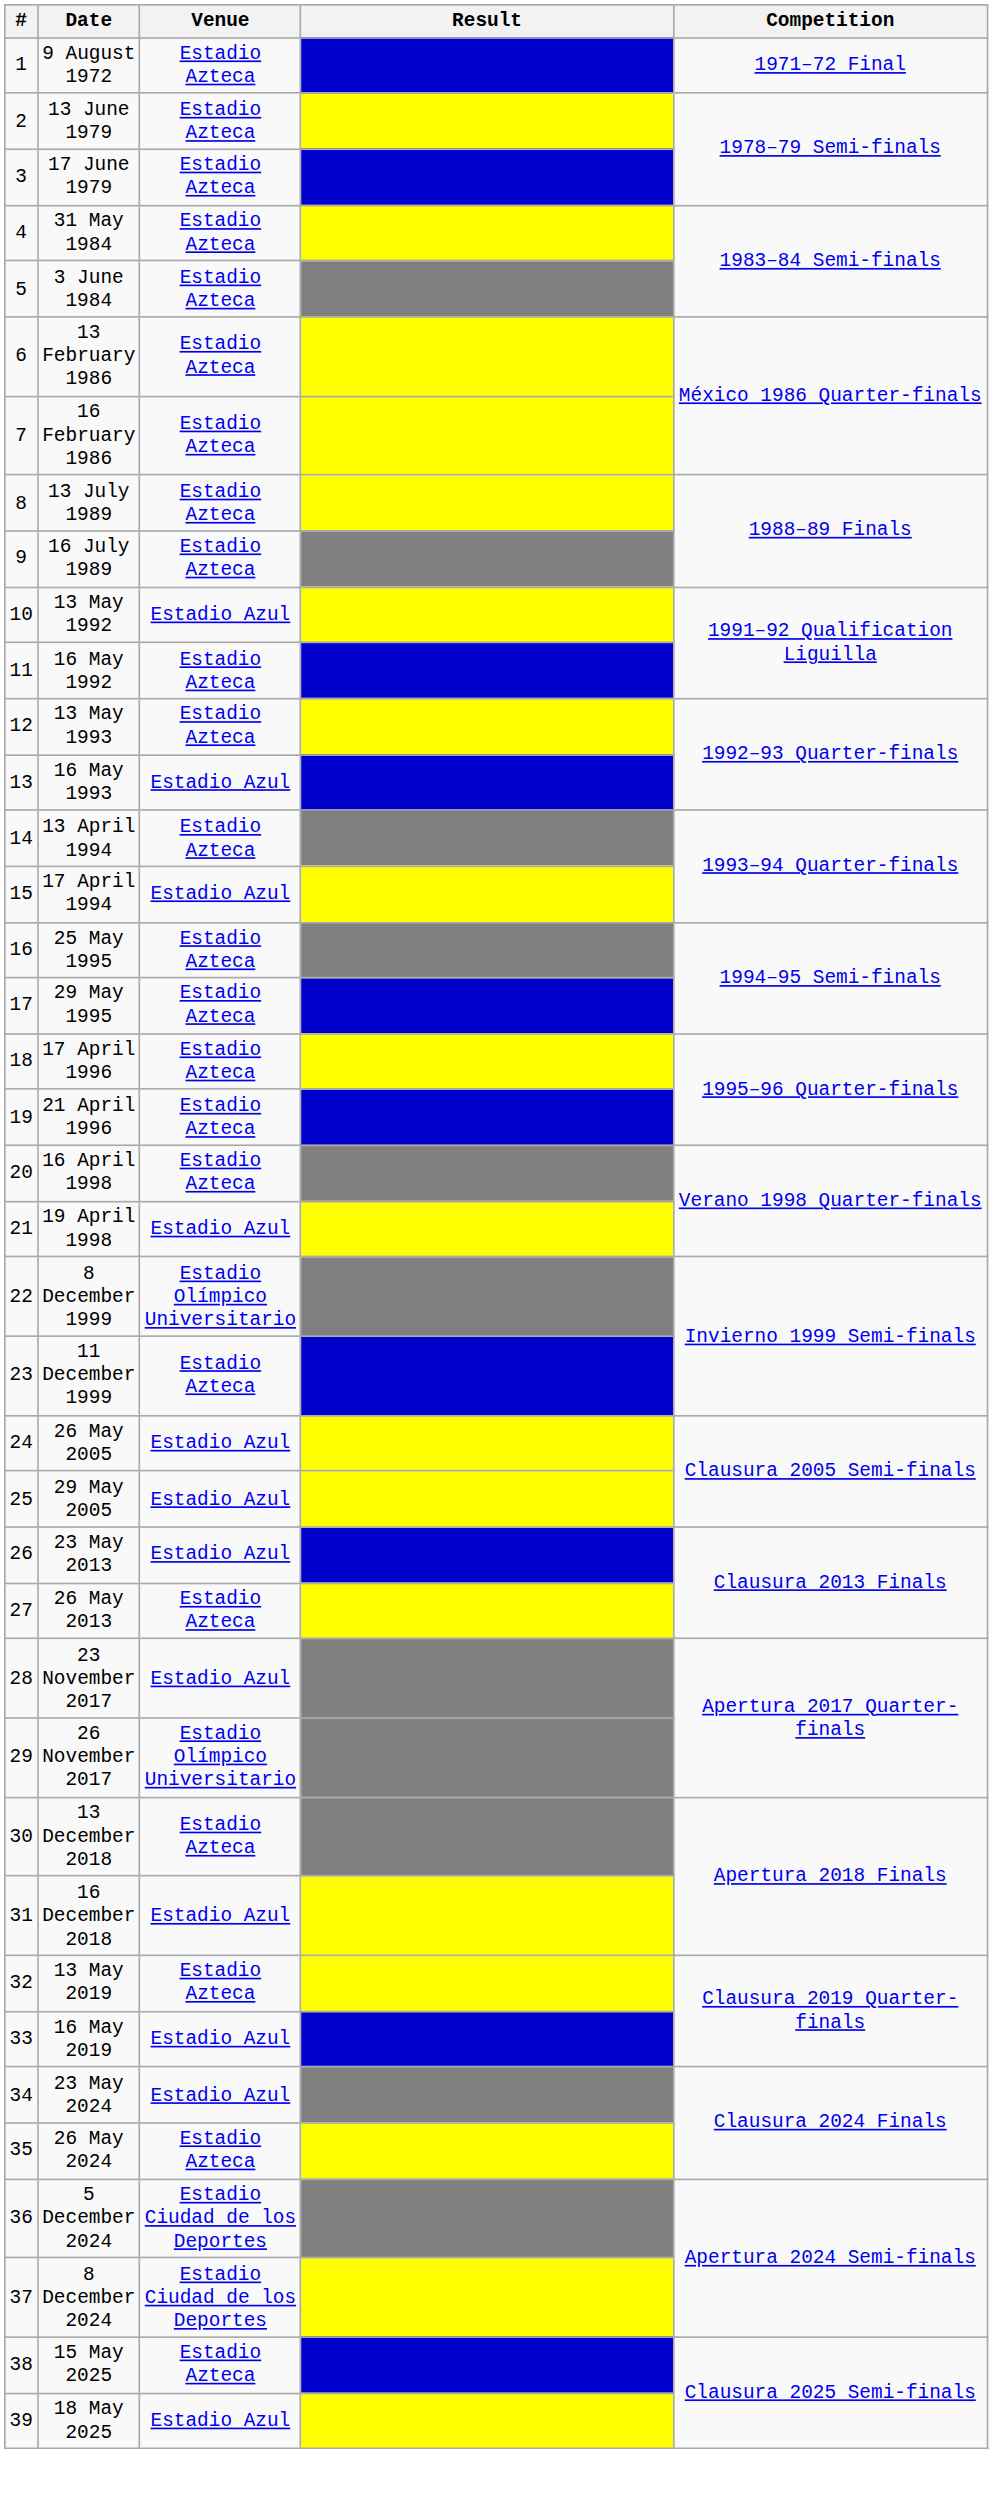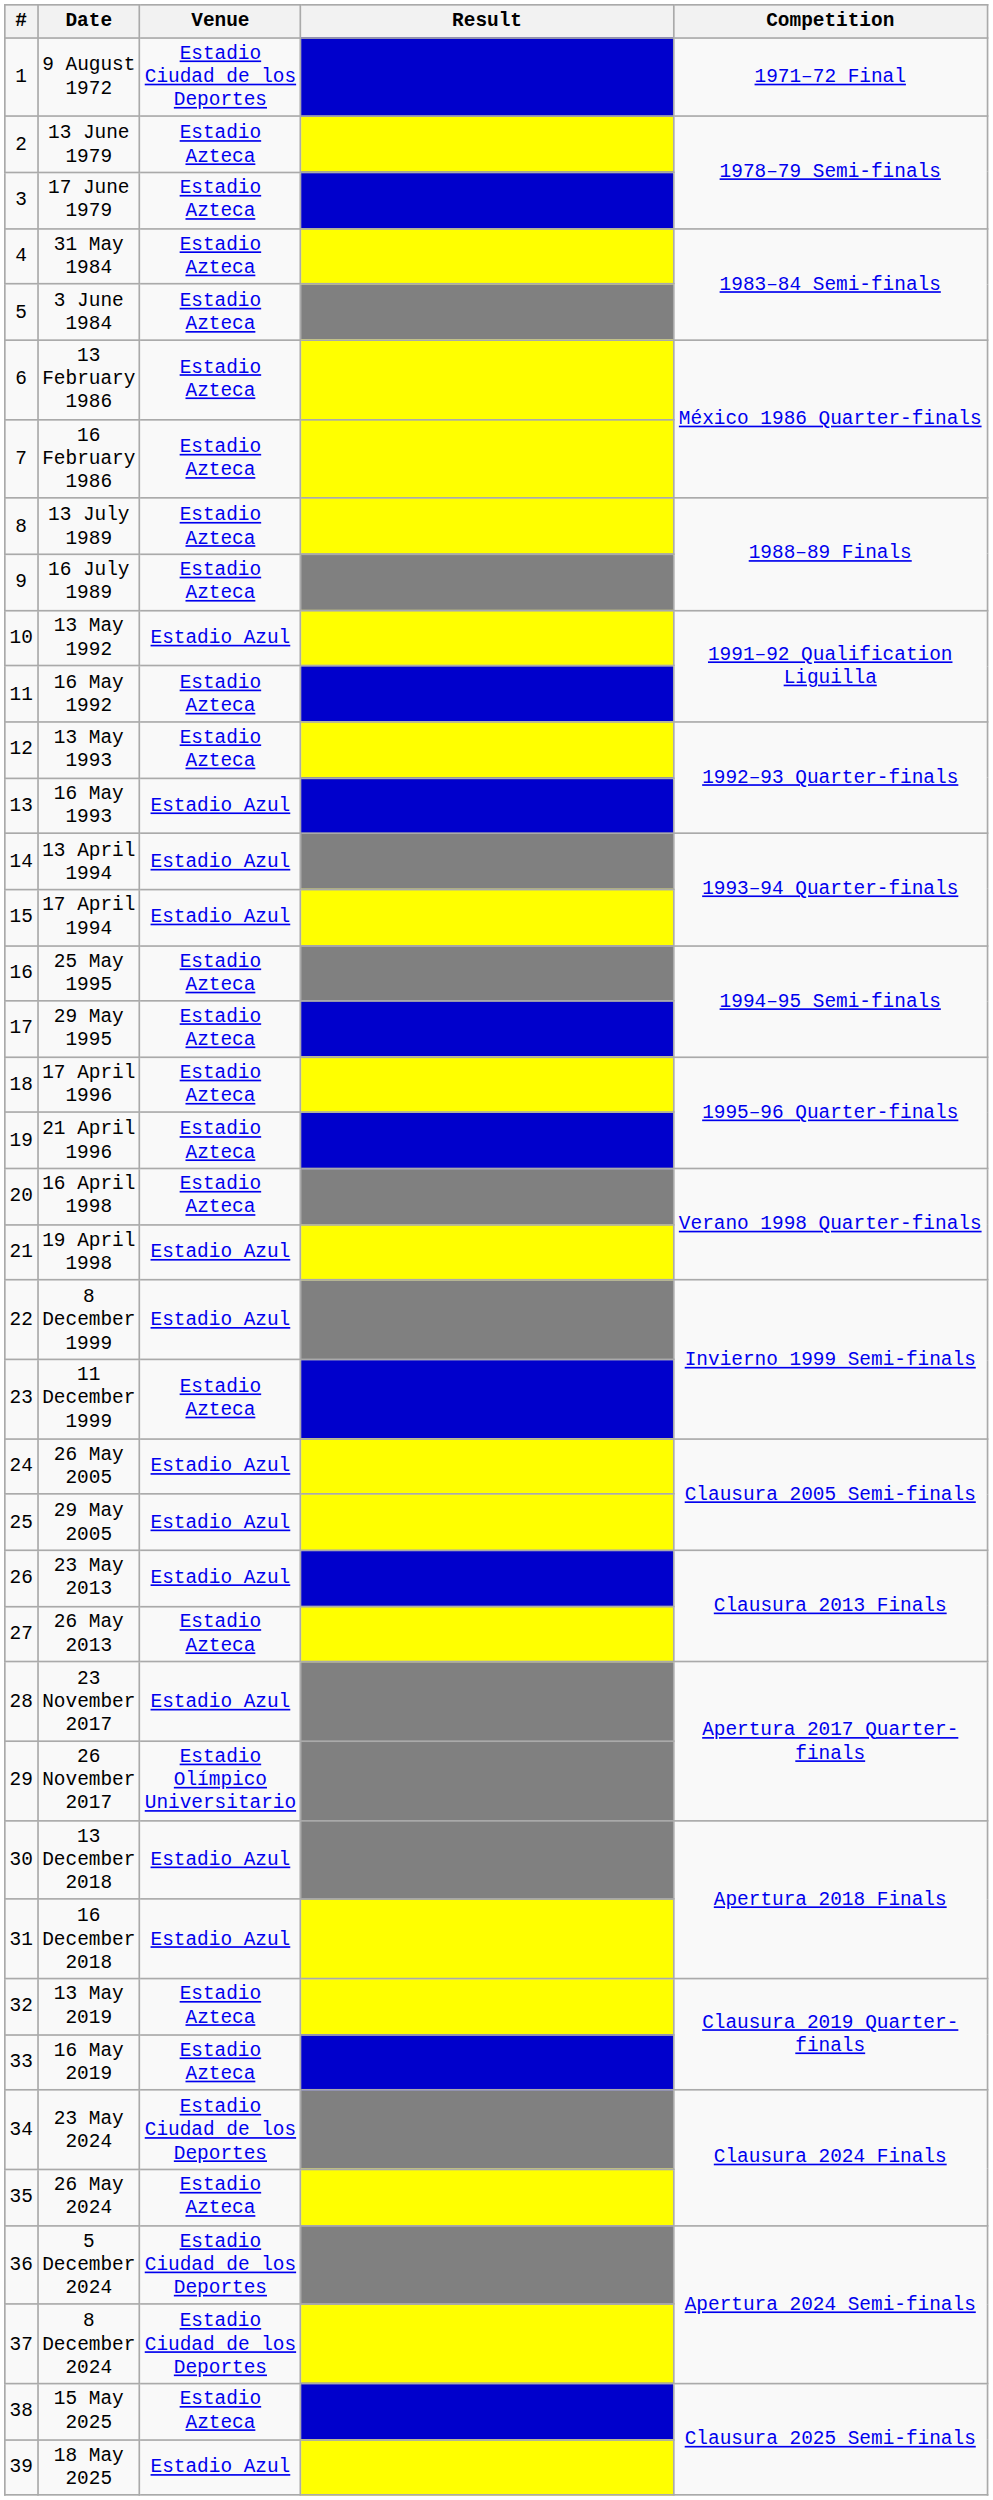(220, 65) Estadio Azteca -> (220, 77) Estadio Ciudad de los Deportes
(220, 838) Estadio Azteca -> (220, 861) Estadio Azul
(220, 1296) Estadio Olímpico Universitario -> (220, 1320) Estadio Azul
(220, 1836) Estadio Azteca -> (220, 1860) Estadio Azul
(220, 2039) Estadio Azul -> (220, 2062) Estadio Azteca
(220, 2095) Estadio Azul -> (220, 2130) Estadio Ciudad de los Deportes
